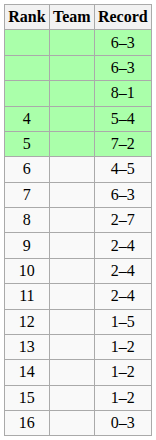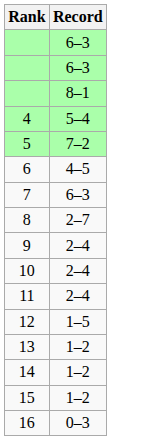- column: (72, 17)
